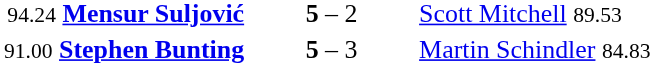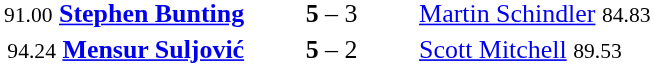rows swapped: (126, 13) <-> (124, 49)
